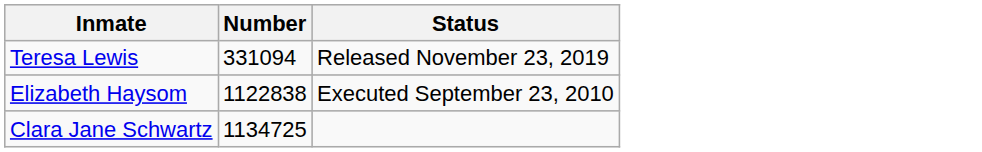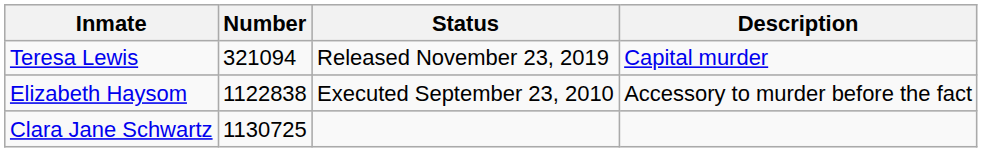+ column: (798, 23)
(260, 58) 331094 -> (260, 58) 321094
(265, 128) 1134725 -> (265, 128) 1130725
